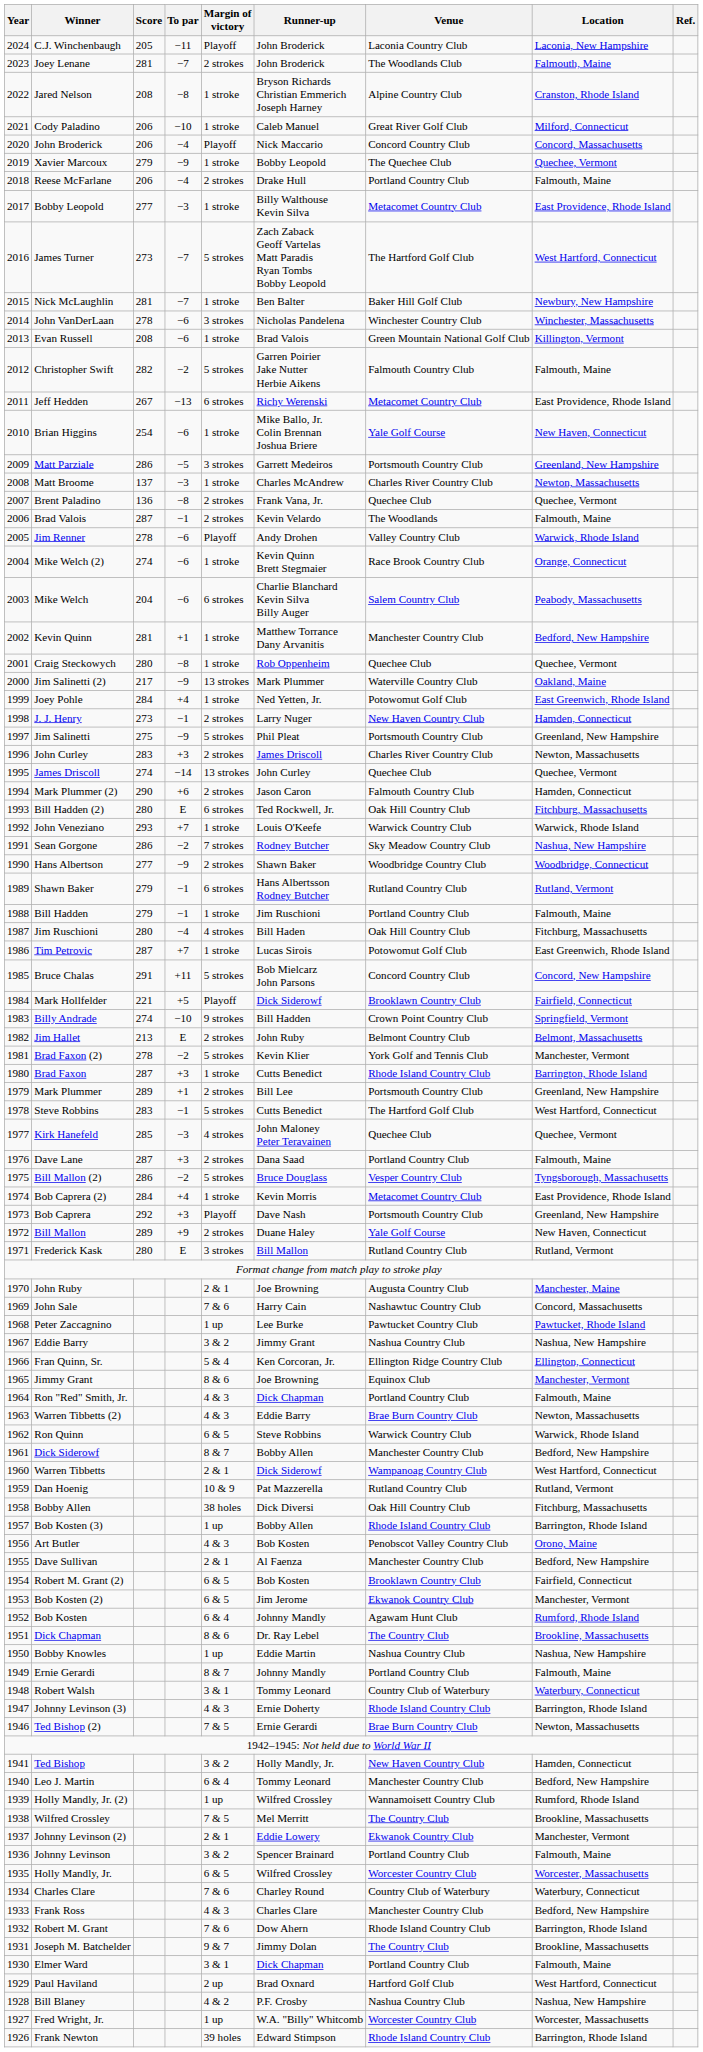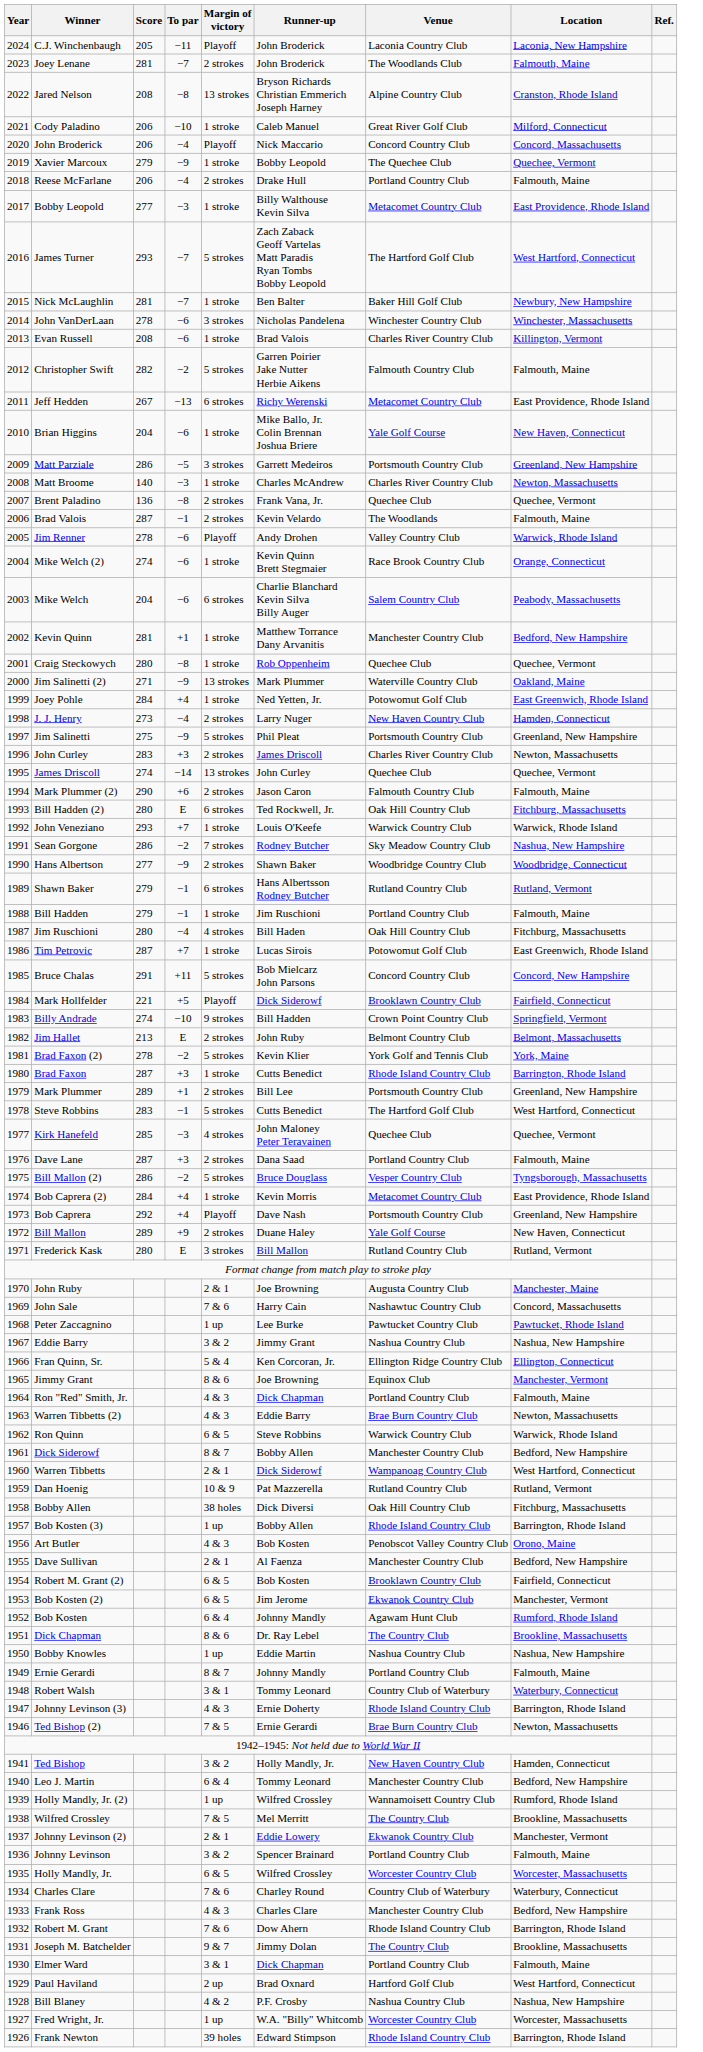(221, 95) 1 stroke -> (226, 95) 13 strokes
(144, 257) 273 -> (144, 257) 293
(449, 338) Green Mountain National Golf Club -> (431, 338) Charles River Country Club
(144, 432) 254 -> (144, 432) 204
(144, 482) 137 -> (144, 482) 140
(144, 681) 217 -> (144, 681) 271
(183, 718) −1 -> (183, 718) −4
(583, 791) Hamden, Connecticut -> (551, 791) Falmouth, Maine
(582, 1055) Manchester, Vermont -> (541, 1055) York, Maine
(183, 1214) +3 -> (183, 1214) +4
